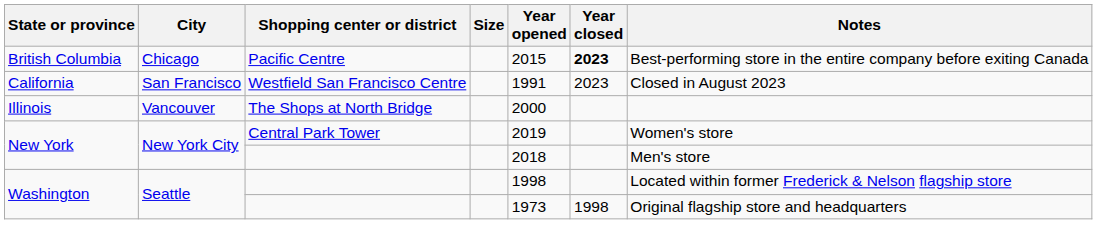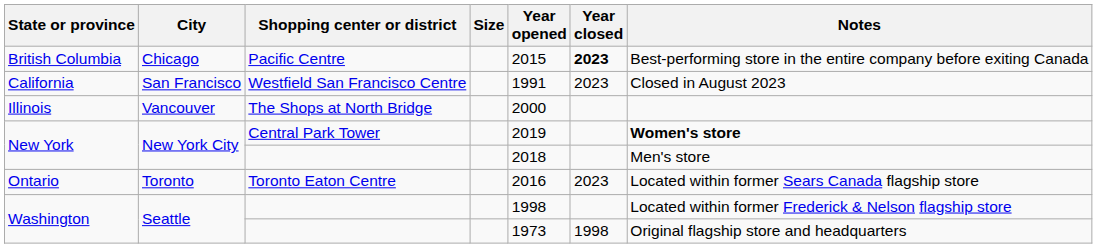(682, 132) normal -> (685, 132) bold
+ row: (34, 181)
